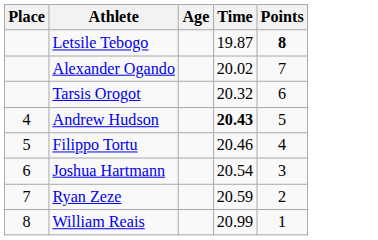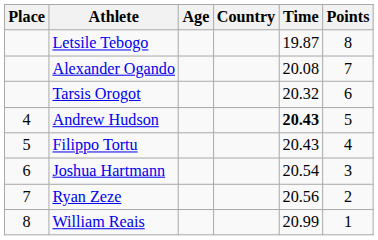+ column: (246, 17)
(282, 42) bold -> (348, 42) normal
(235, 68) 20.02 -> (301, 68) 20.08
(235, 145) 20.46 -> (301, 145) 20.43
(235, 196) 20.59 -> (301, 196) 20.56
